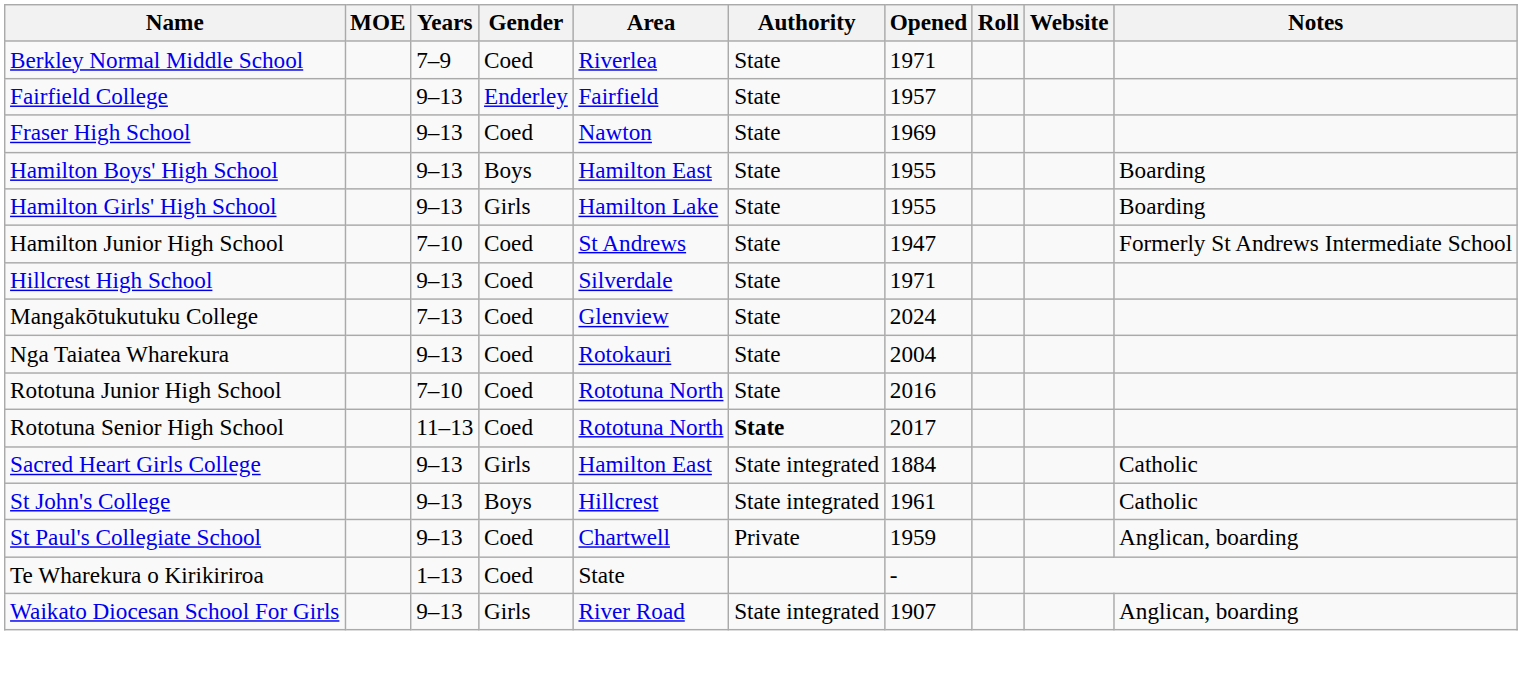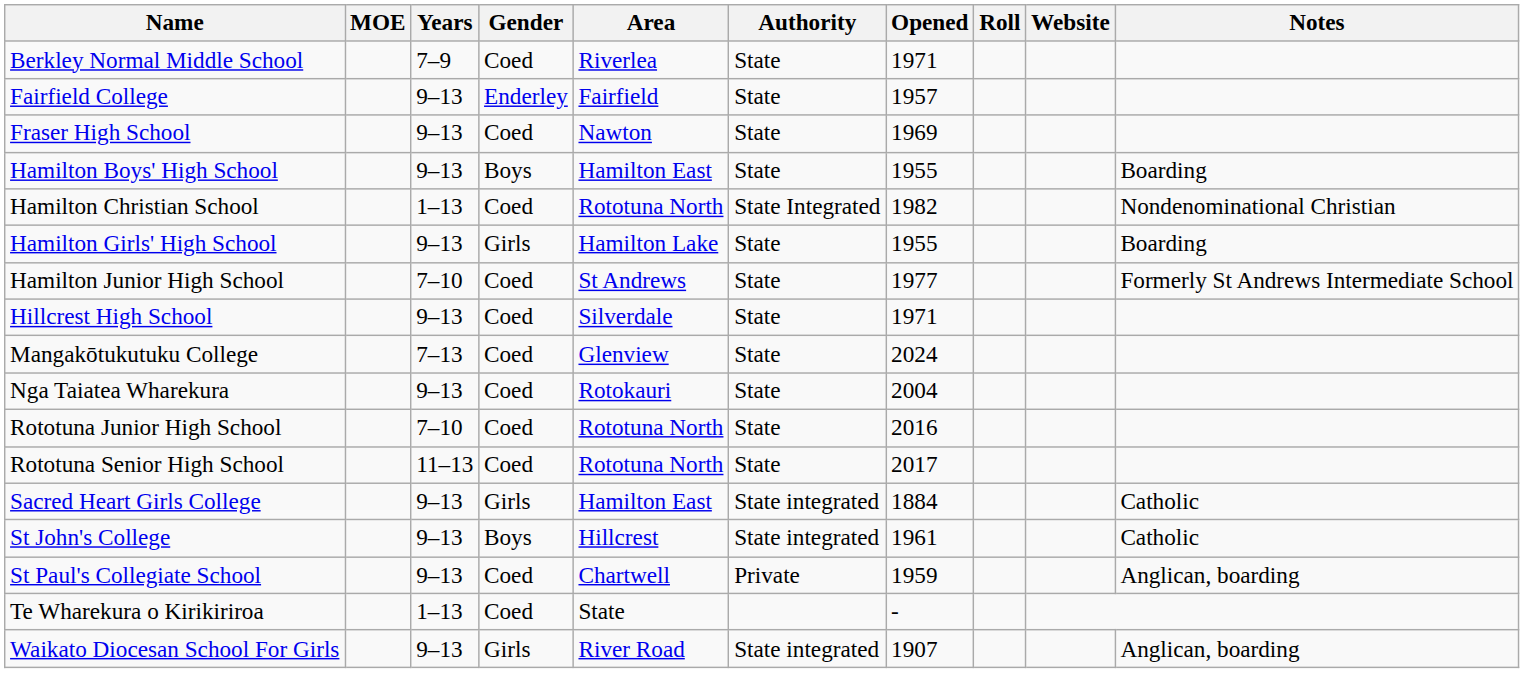+ row: (134, 206)
(913, 243) 1947 -> (914, 280) 1977
(759, 427) bold -> (757, 464) normal
